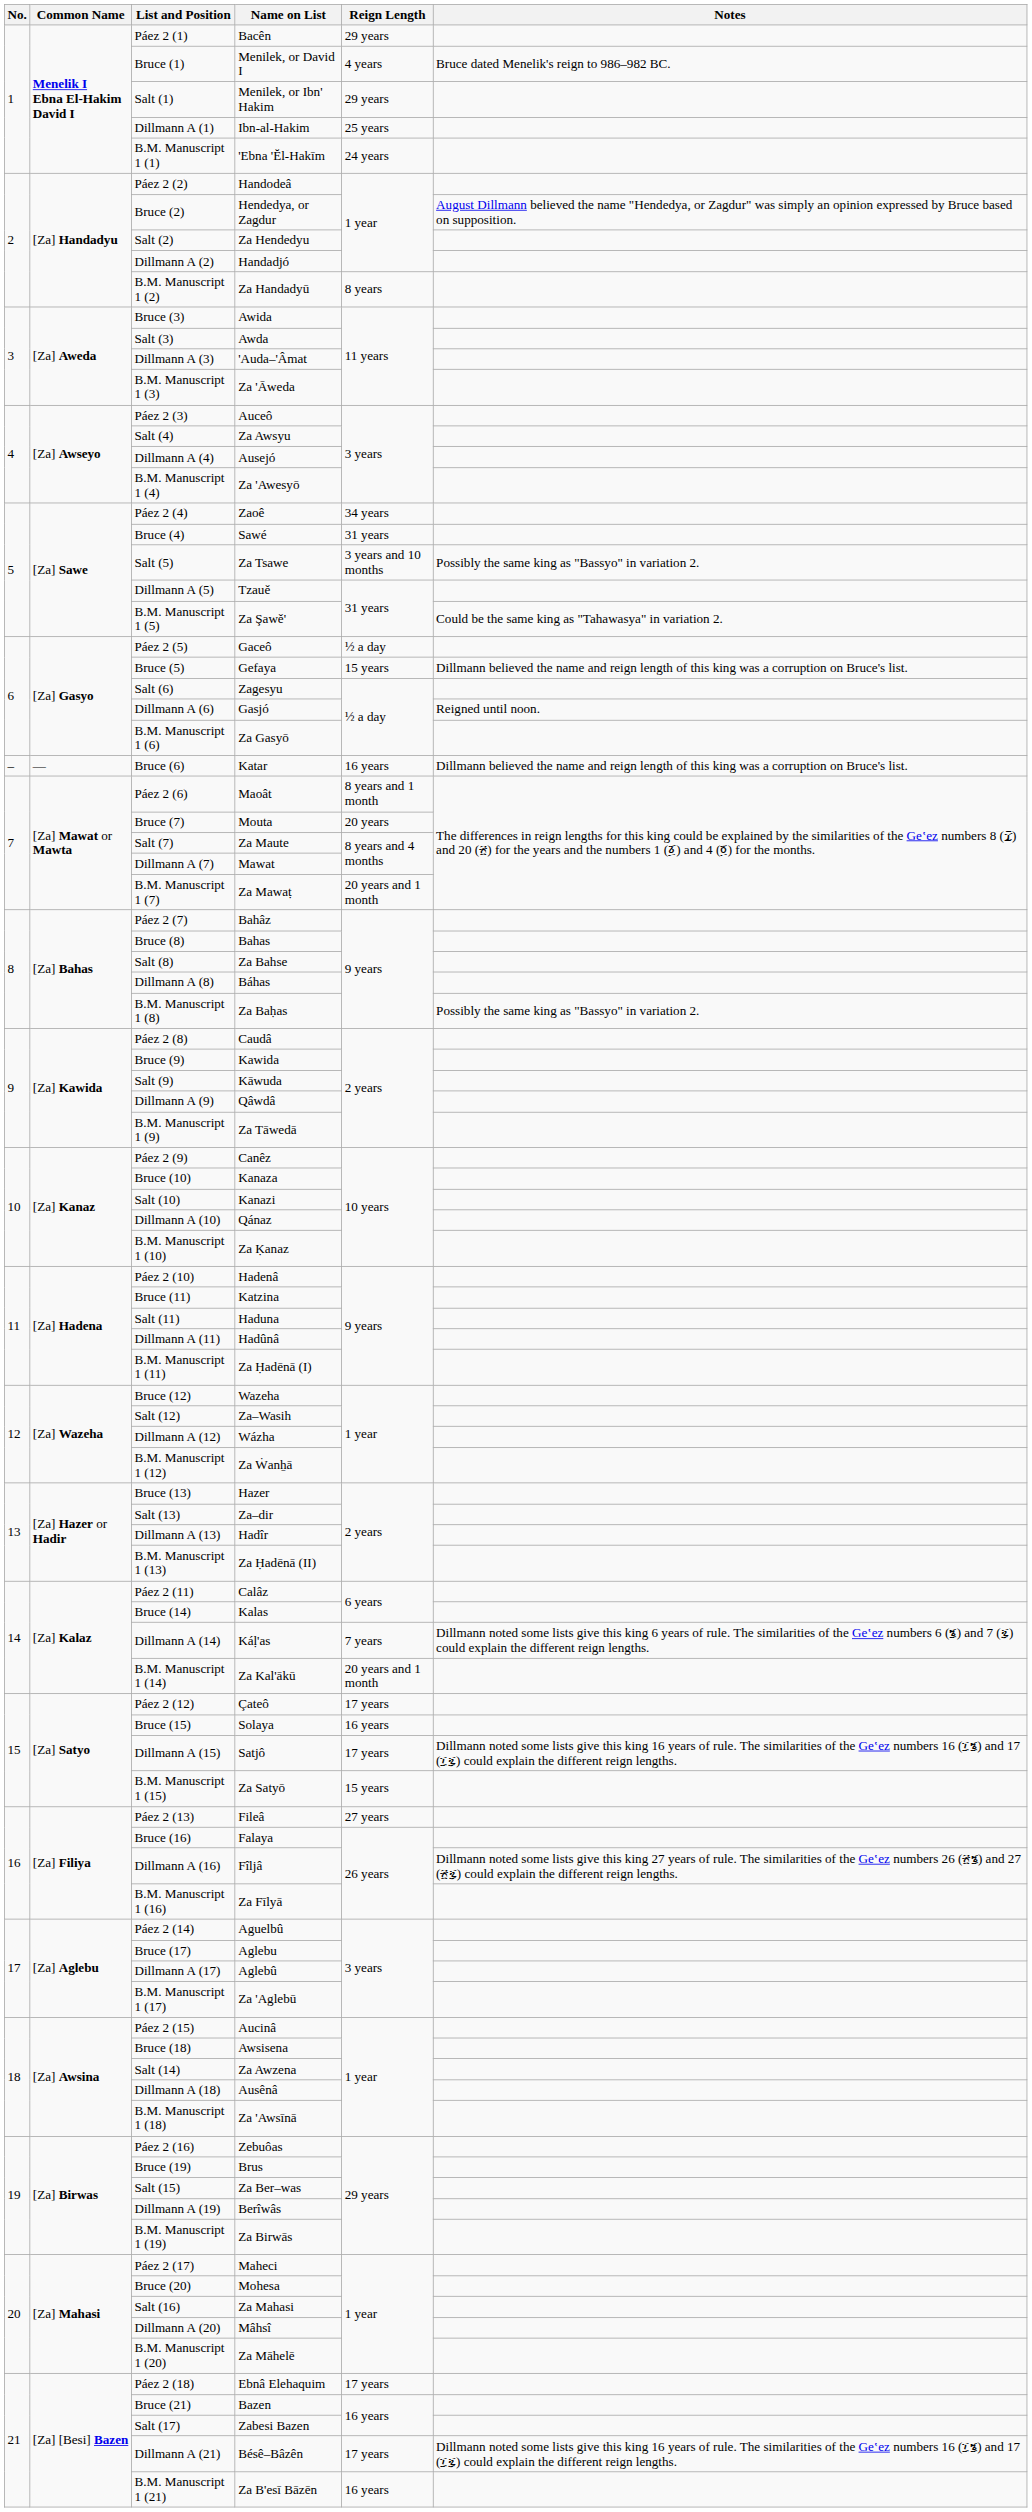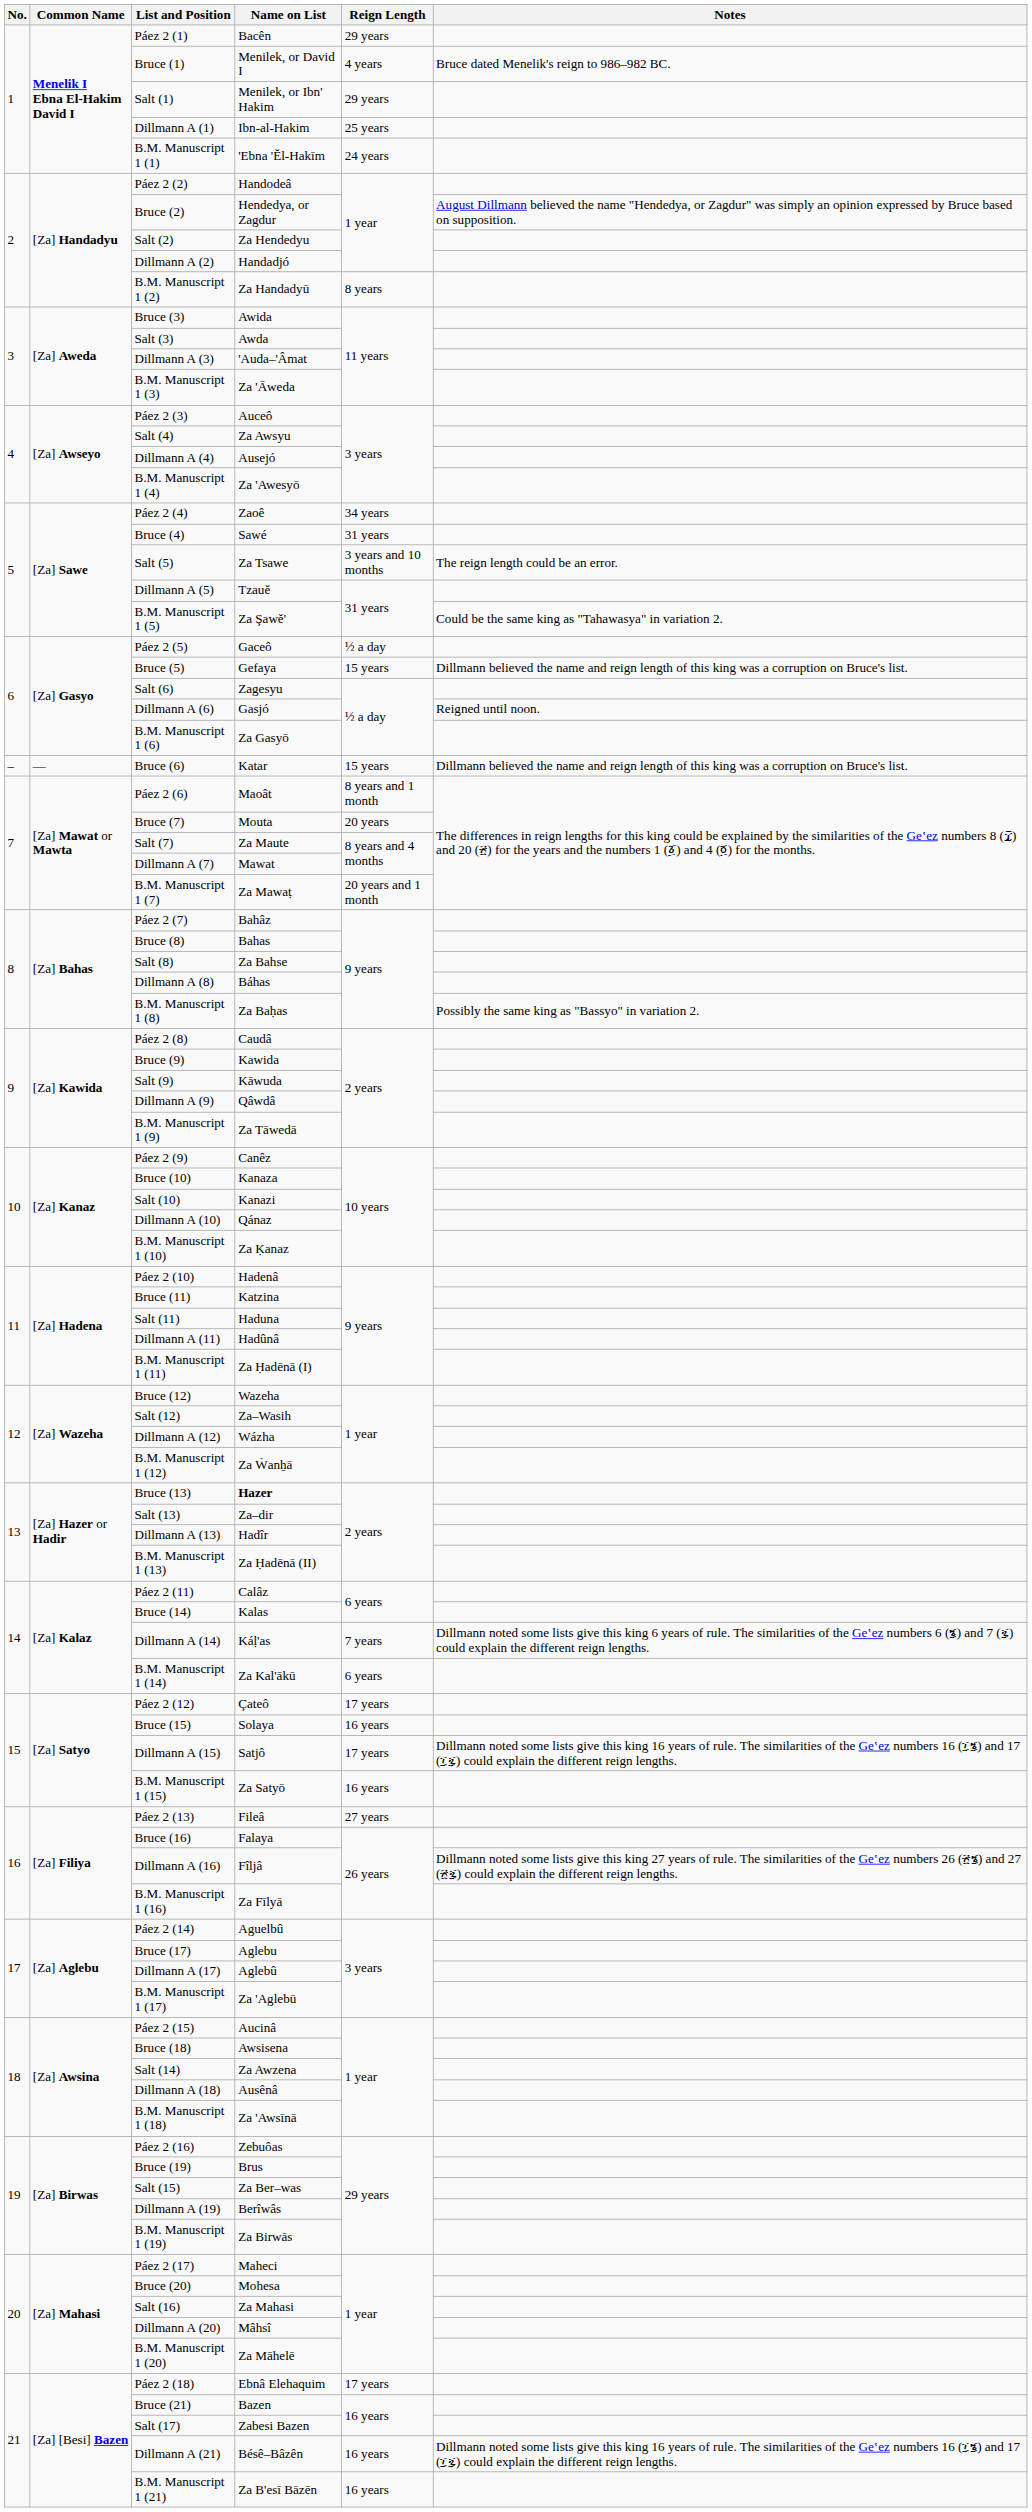(568, 562) Possibly the same king as "Bassyo" in variation 2. -> (527, 562) The reign length could be an error.
(367, 765) 16 years -> (367, 765) 15 years
(254, 1493) normal -> (255, 1493) bold
(383, 1676) 20 years and 1 month -> (363, 1676) 6 years
(367, 1788) 15 years -> (367, 1788) 16 years
(367, 2453) 17 years -> (367, 2453) 16 years
